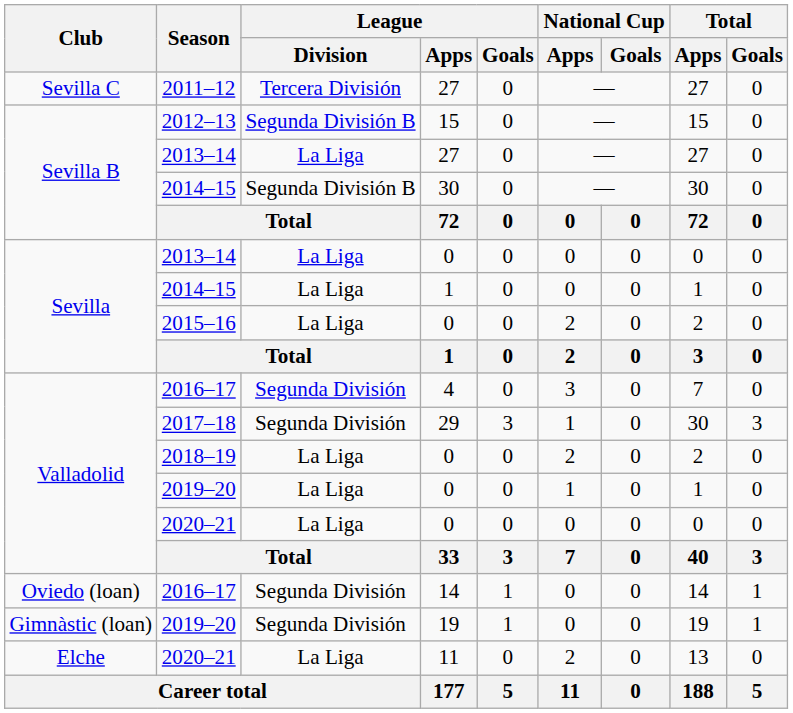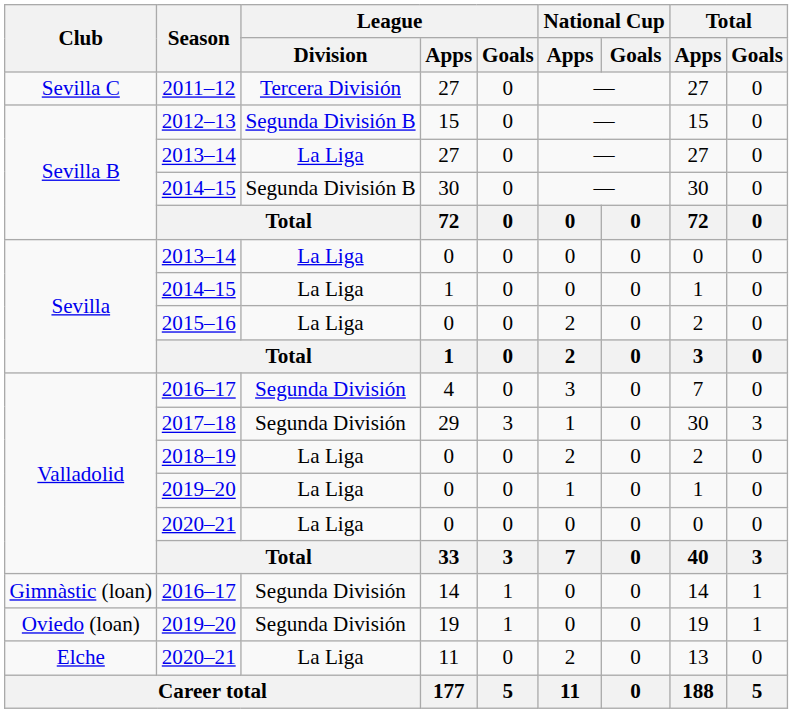(81, 590) Oviedo (loan) -> (81, 590) Gimnàstic (loan)
(81, 624) Gimnàstic (loan) -> (81, 624) Oviedo (loan)
